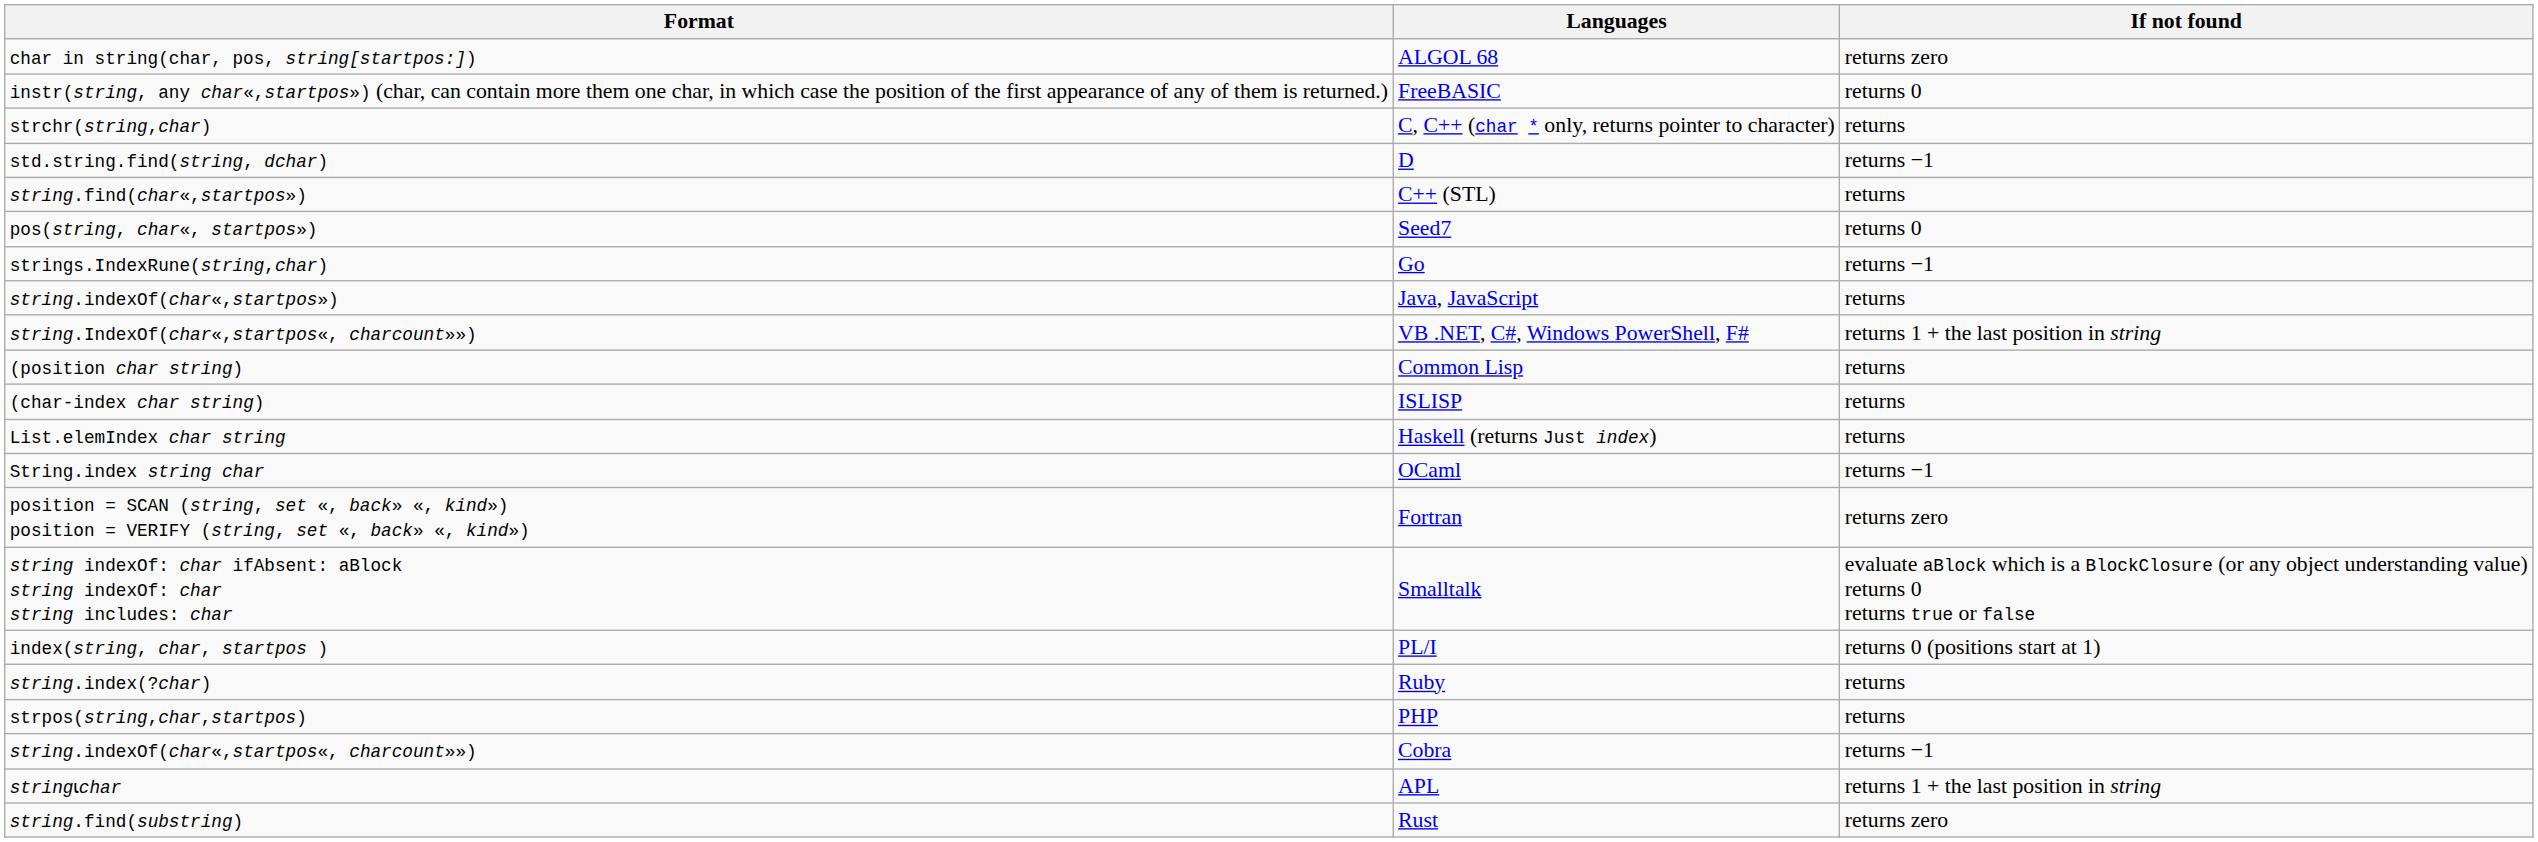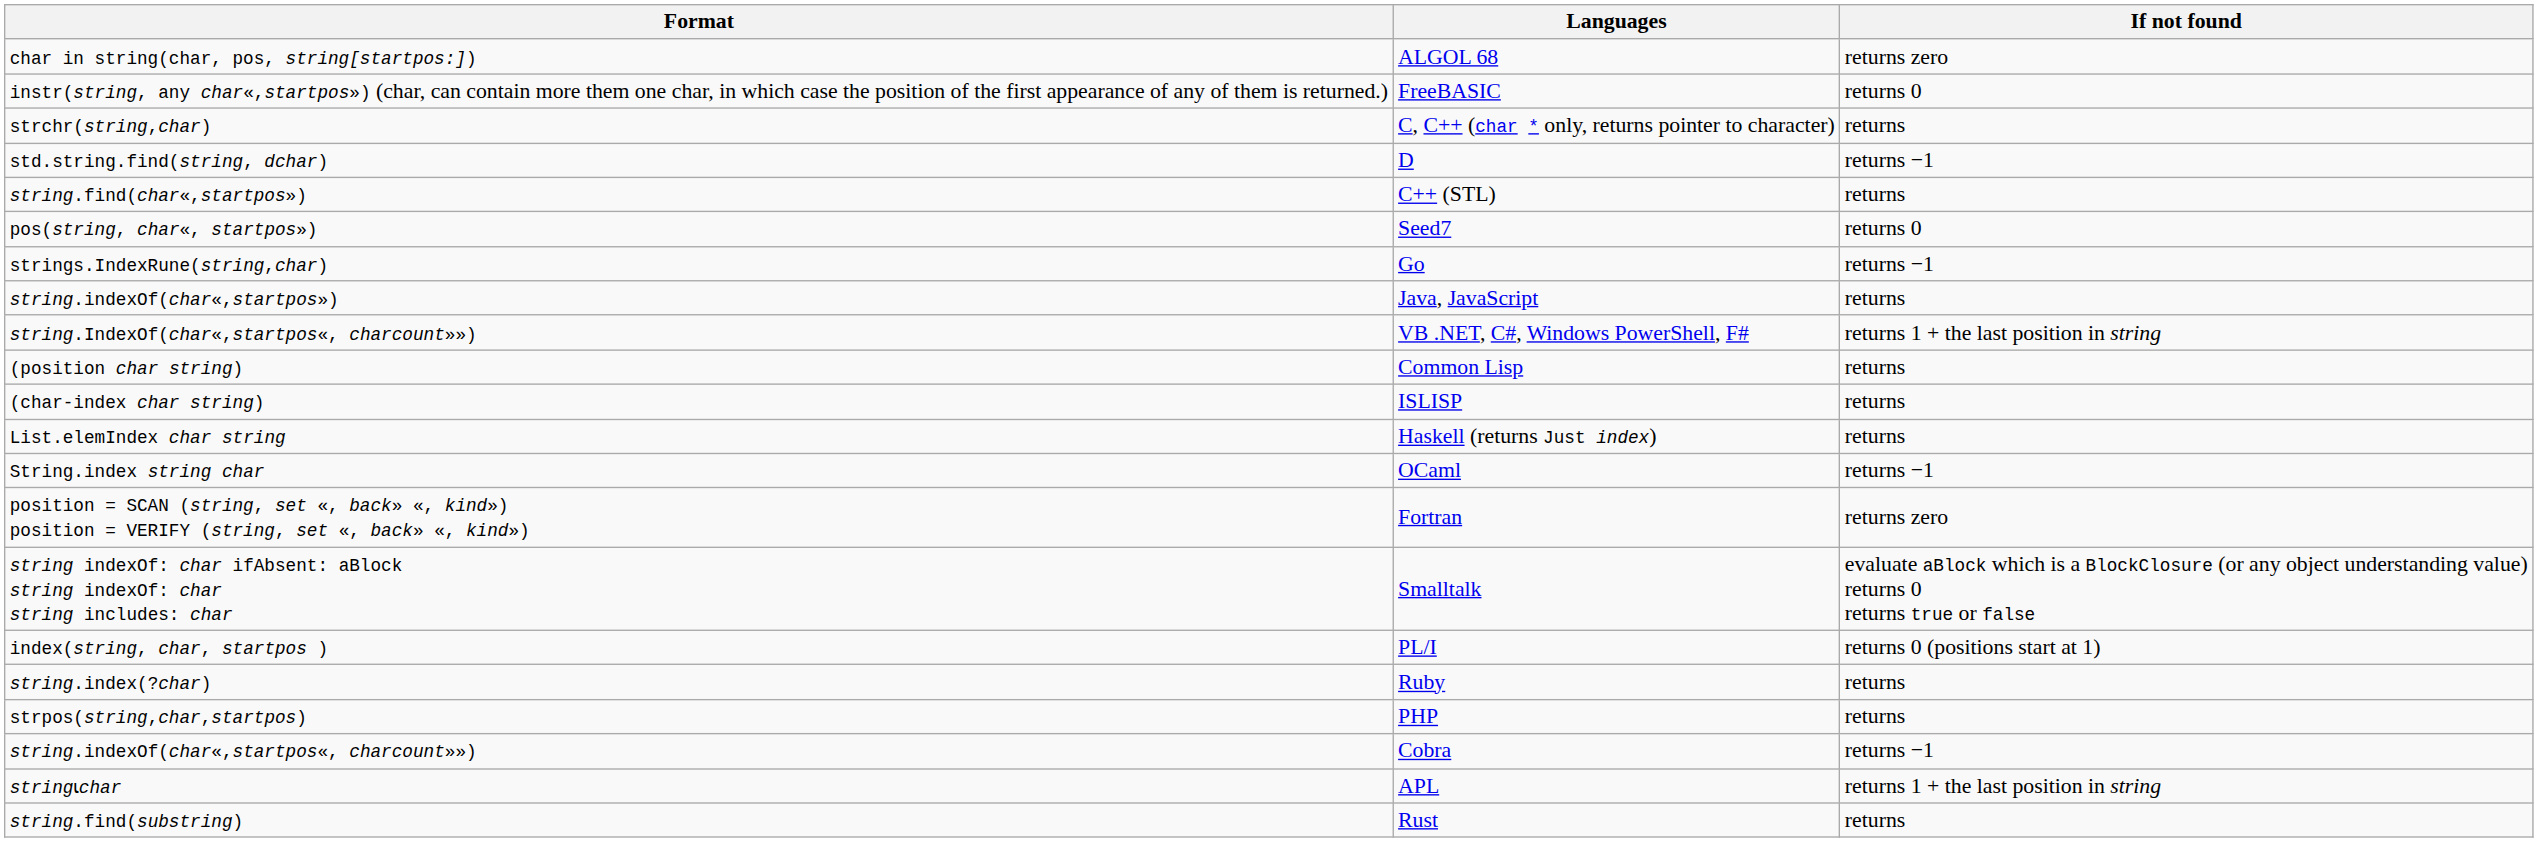(1896, 819) returns zero -> (1875, 819) returns
